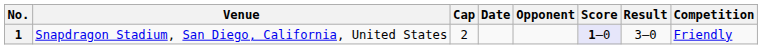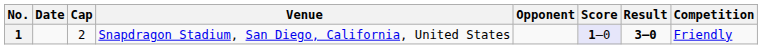columns swapped: (496, 14) <-> (241, 14)
(646, 34) normal -> (646, 34) bold
